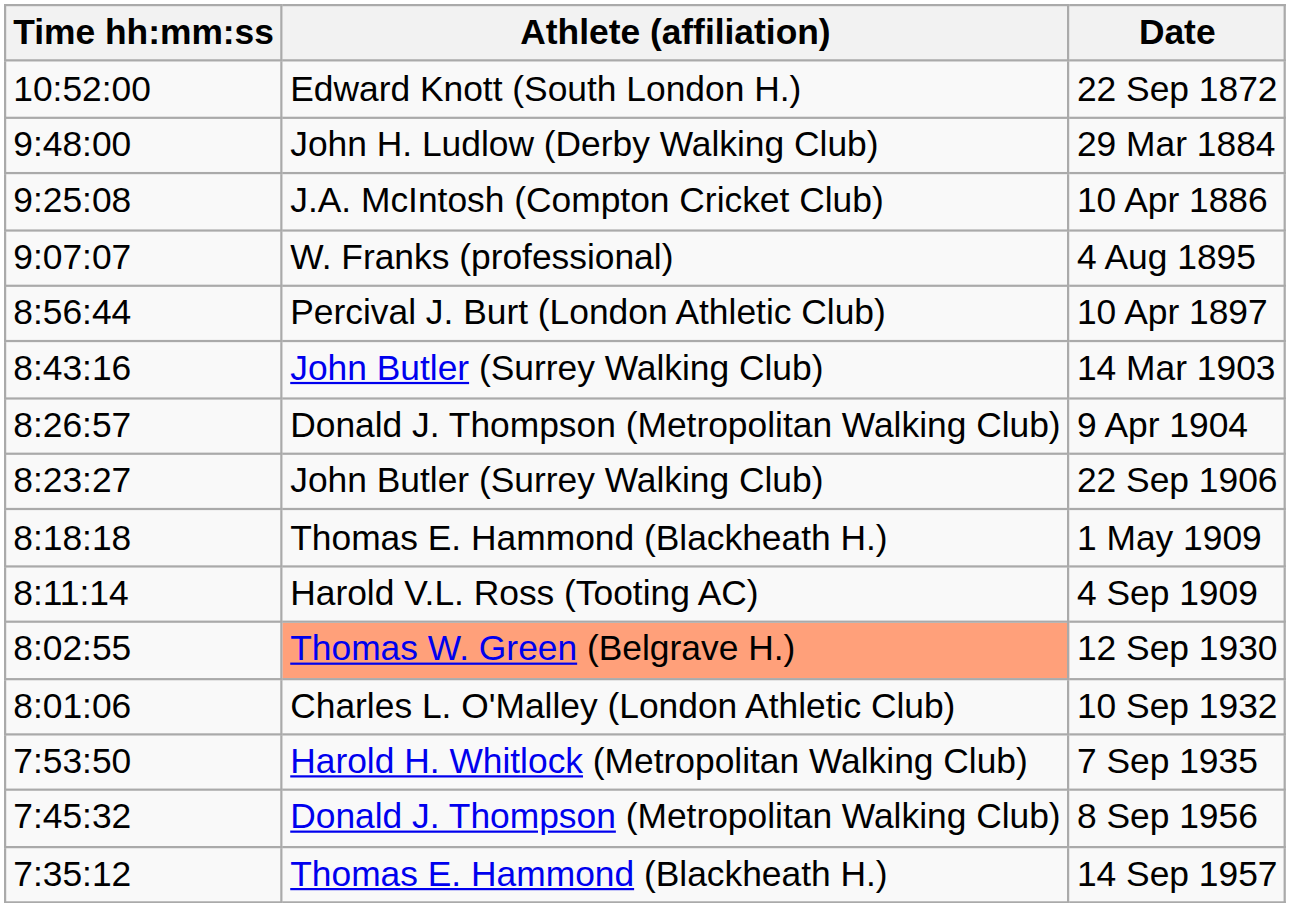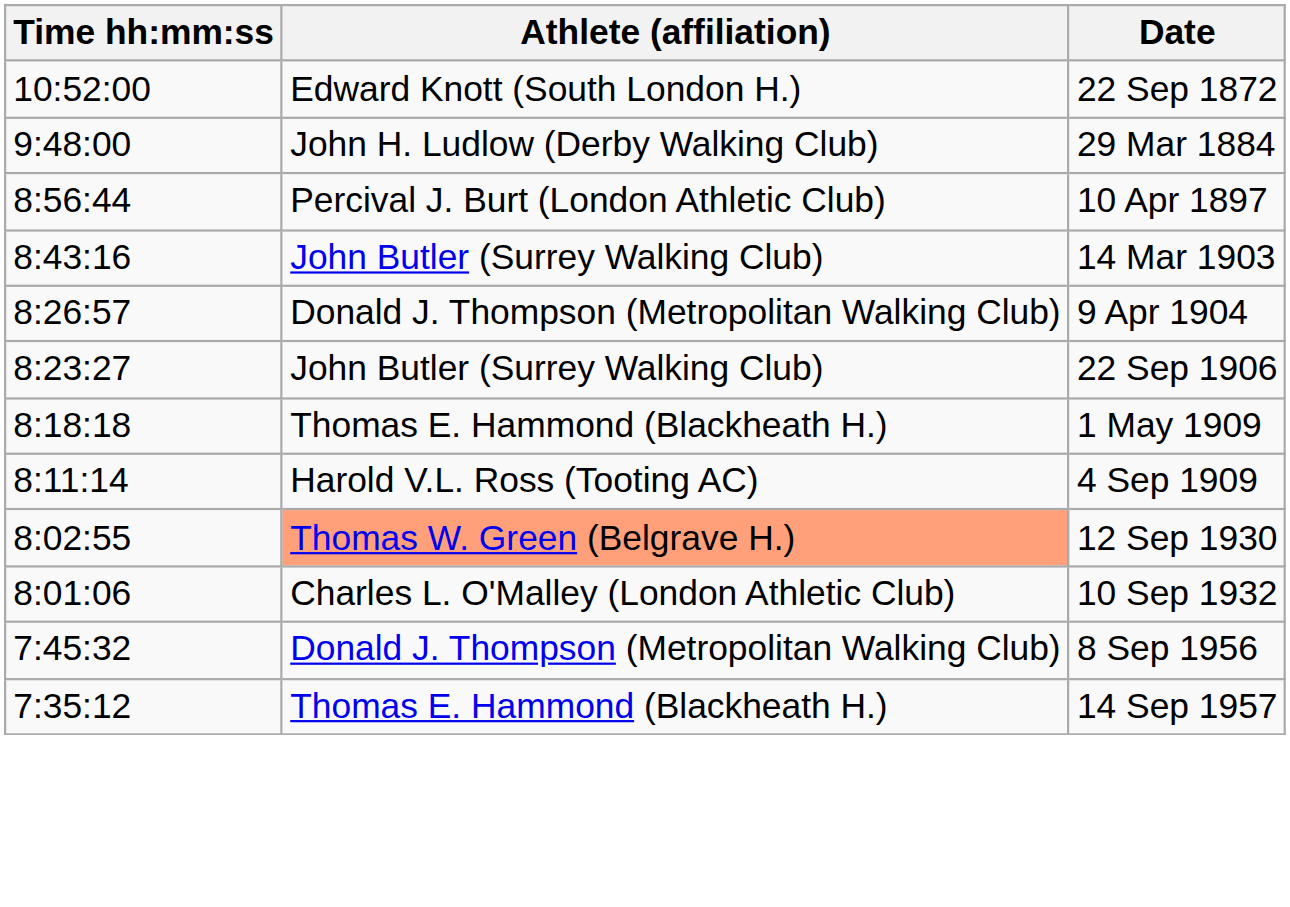- row: (1172, 200)
- row: (1166, 256)
- row: (1167, 761)
